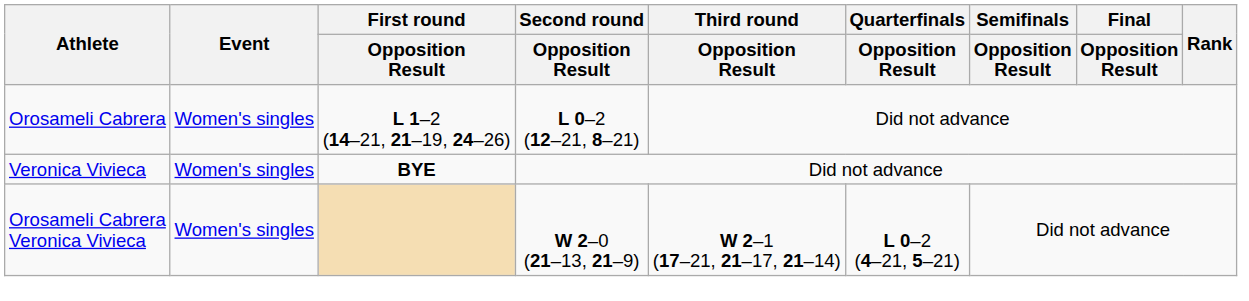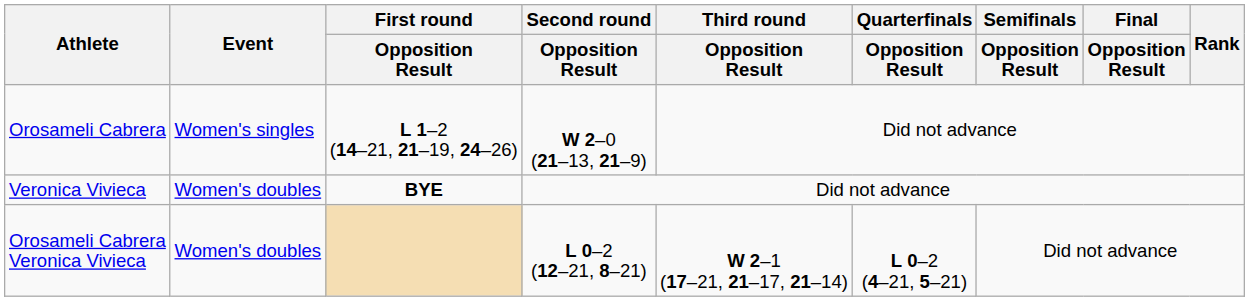(582, 130) L 0–2 (12–21, 8–21) -> (589, 151) W 2–0 (21–13, 21–9)
(244, 170) Women's singles -> (248, 190) Women's doubles
(244, 230) Women's singles -> (248, 251) Women's doubles
(582, 251) W 2–0 (21–13, 21–9) -> (589, 261) L 0–2 (12–21, 8–21)
